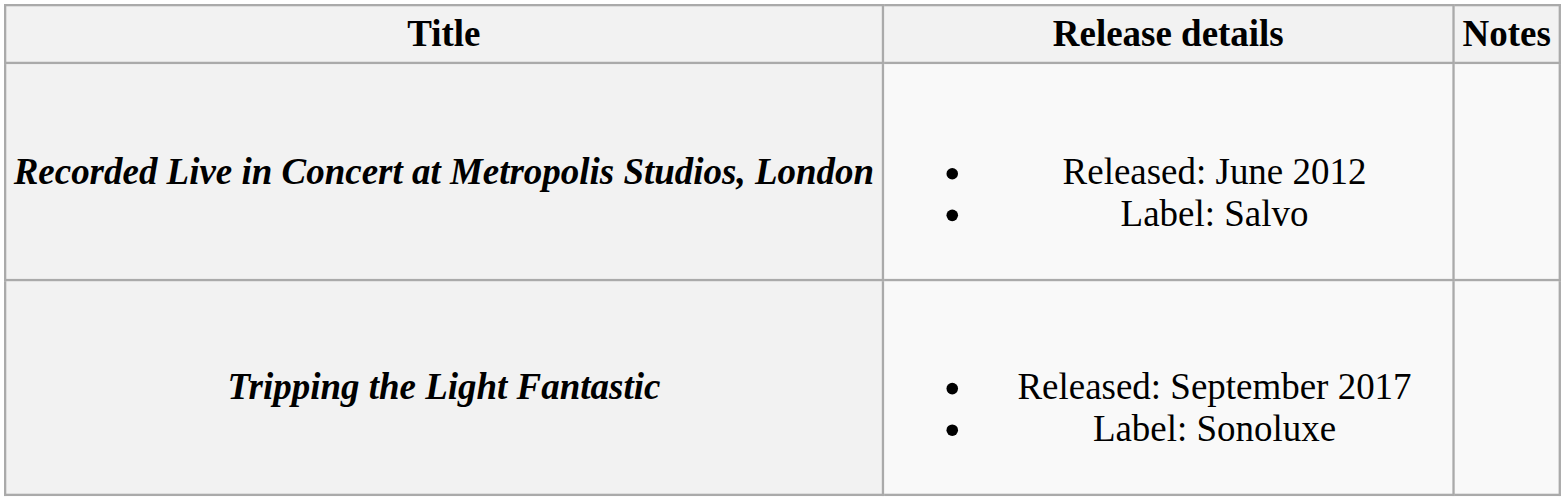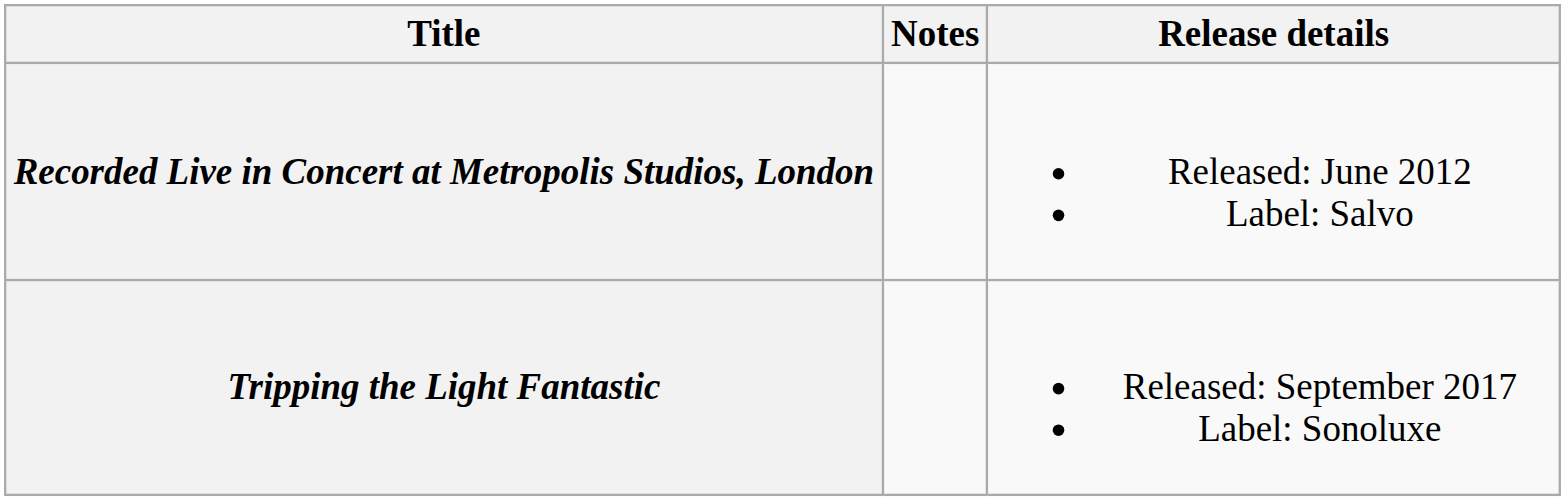columns swapped: (1168, 33) <-> (1507, 33)
